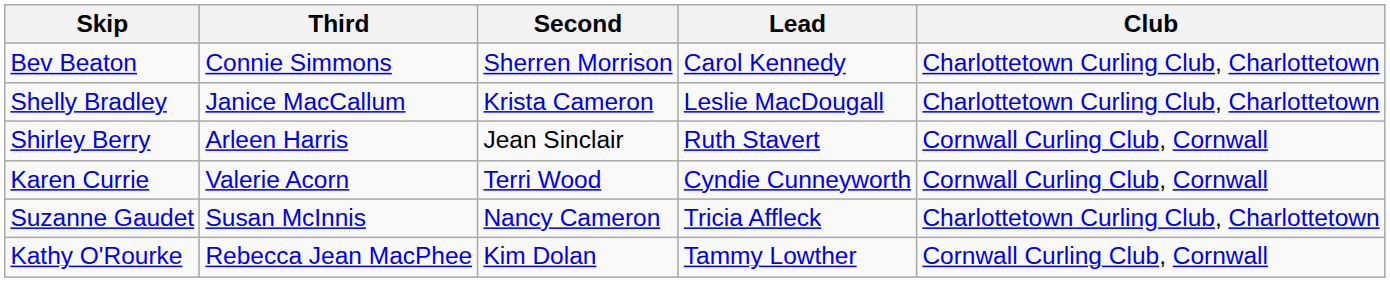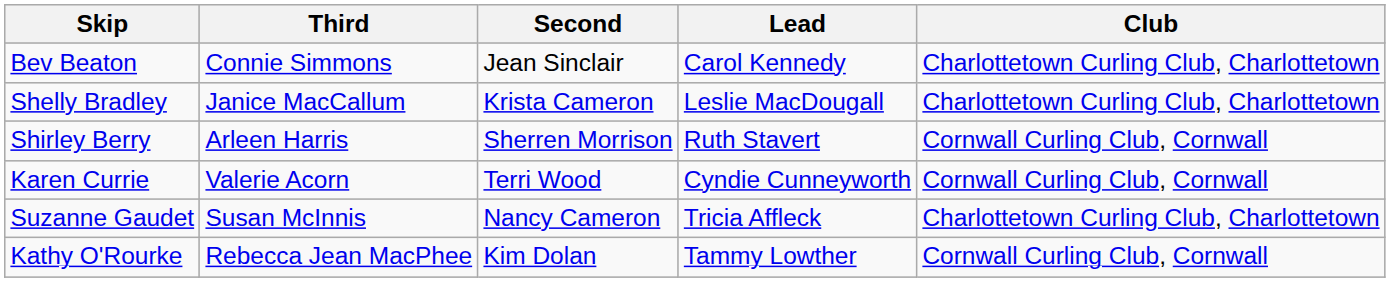(578, 62) Sherren Morrison -> (554, 62) Jean Sinclair
(554, 140) Jean Sinclair -> (578, 140) Sherren Morrison
